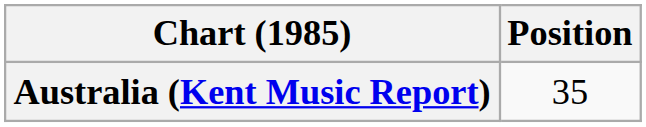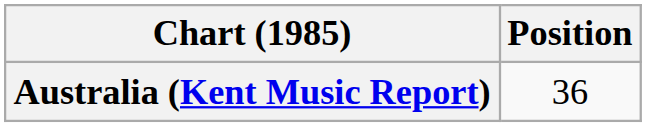(570, 90) 35 -> (570, 90) 36
